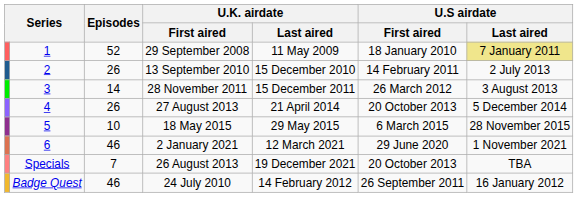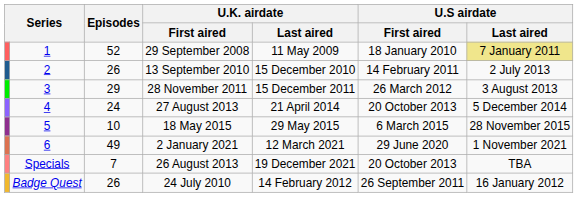(113, 88) 14 -> (113, 88) 29
(113, 107) 26 -> (113, 107) 24
(113, 145) 46 -> (113, 145) 49
(113, 182) 46 -> (113, 182) 26
